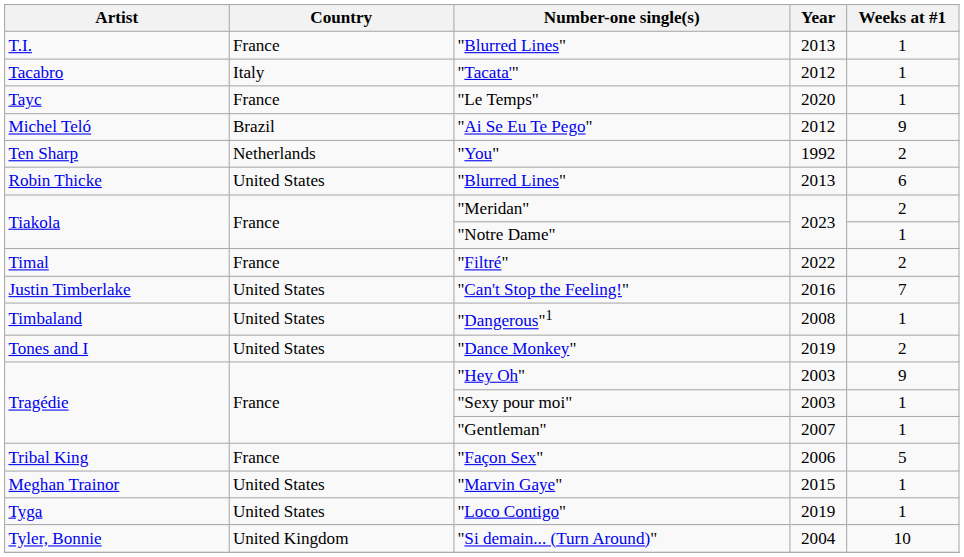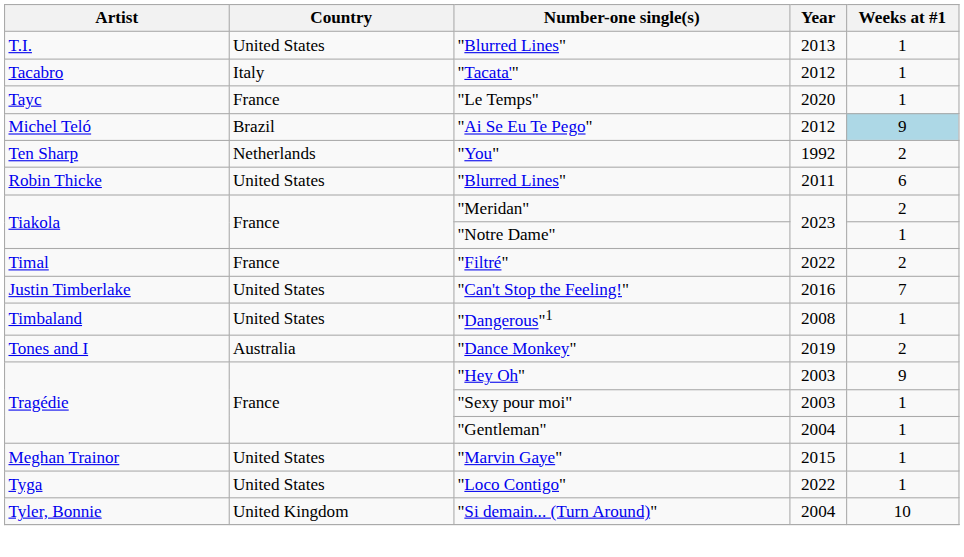(256, 45) France -> (279, 45) United States
(902, 126) no background -> (902, 126) lightblue background
(818, 180) 2013 -> (818, 180) 2011
(279, 348) United States -> (264, 348) Australia
(818, 429) 2007 -> (818, 429) 2004
- row: (48, 457)
(818, 511) 2019 -> (818, 484) 2022
